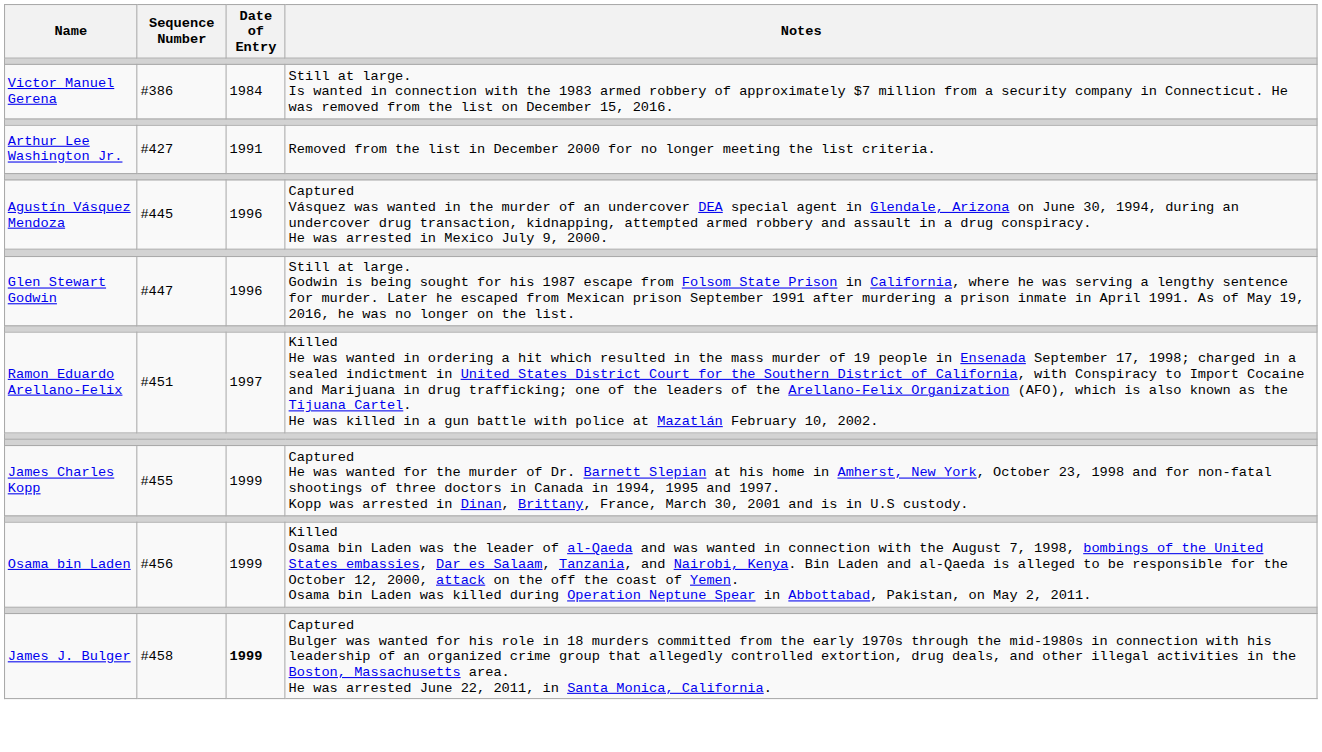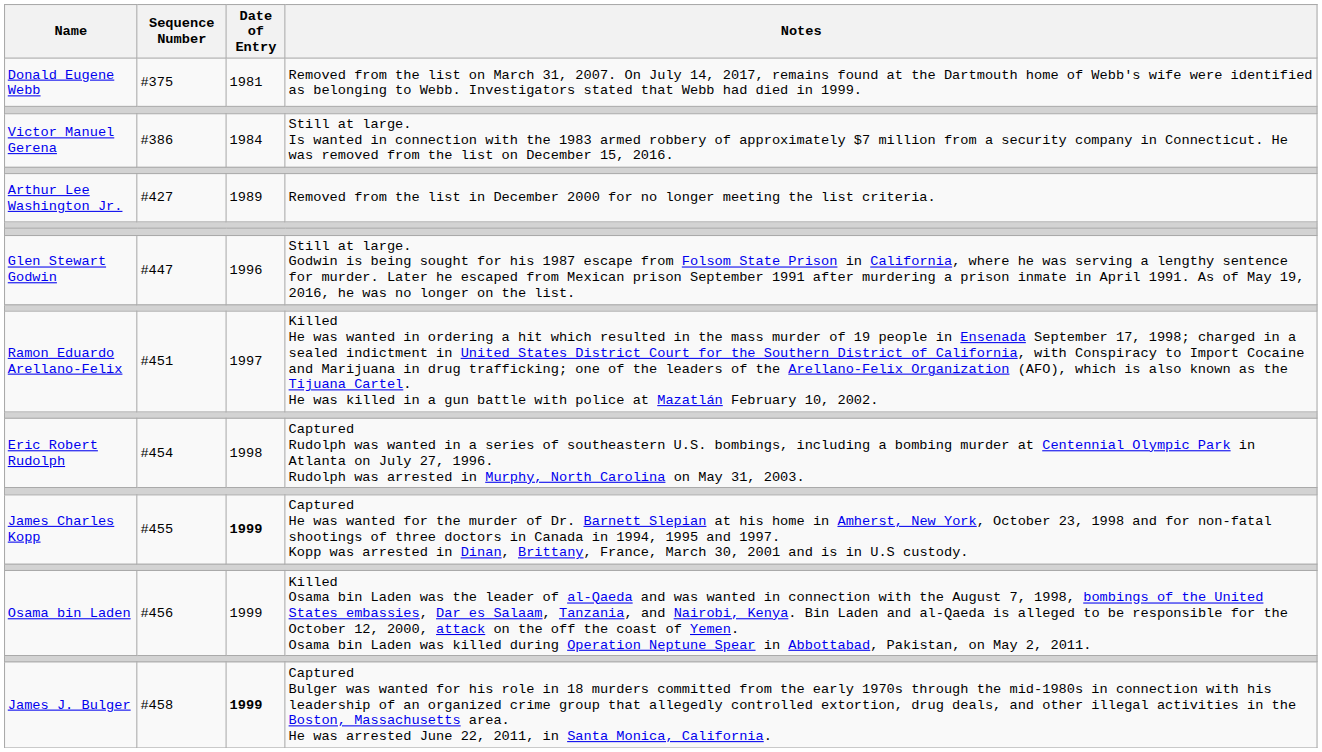+ row: (61, 83)
(246, 149) 1991 -> (246, 198) 1989
- row: (69, 215)
+ row: (53, 453)
(246, 481) normal -> (246, 529) bold
